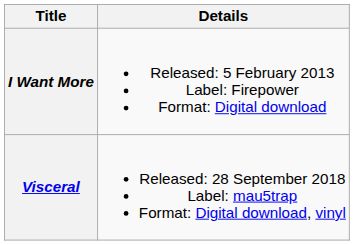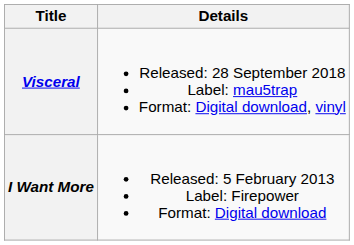rows swapped: (51, 81) <-> (51, 187)
